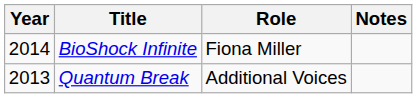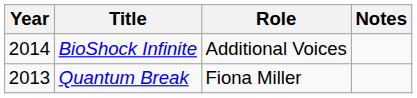(253, 48) Fiona Miller -> (276, 48) Additional Voices
(276, 78) Additional Voices -> (253, 78) Fiona Miller
